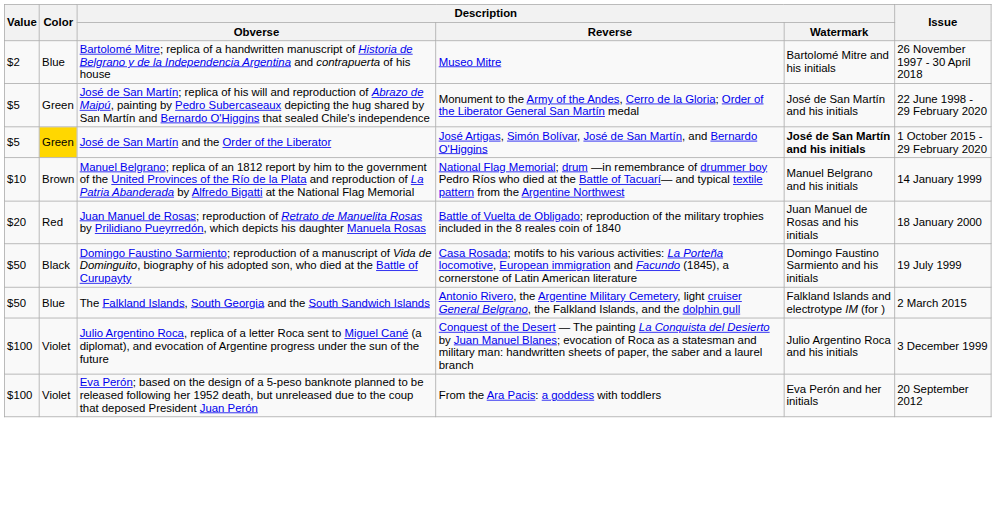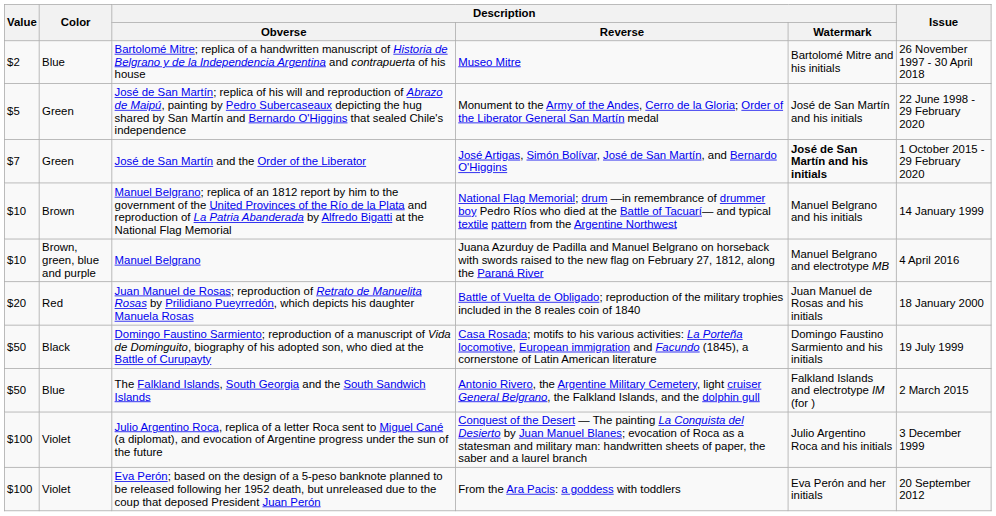(13, 143) $5 -> (13, 162) $7
(58, 143) gold background -> (58, 162) no background
+ row: (158, 261)
